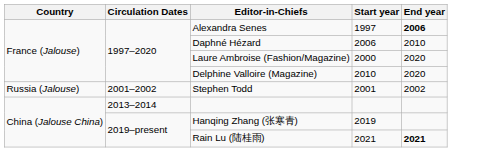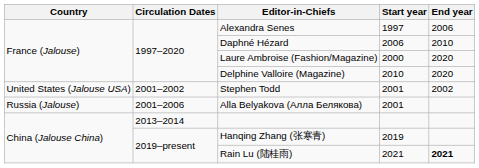(415, 27) bold -> (442, 27) normal
(43, 89) Russia (Jalouse) -> (69, 89) United States (Jalouse USA)
+ row: (291, 105)
